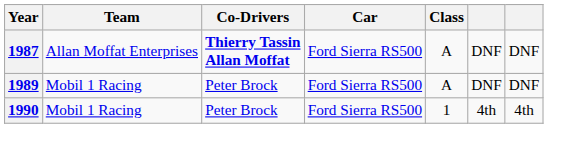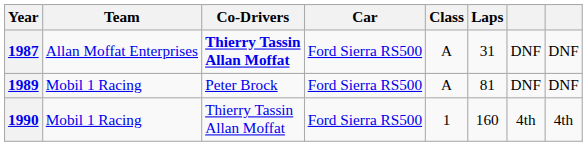+ column: (487, 17)
(241, 111) Peter Brock -> (249, 120) Thierry Tassin Allan Moffat
